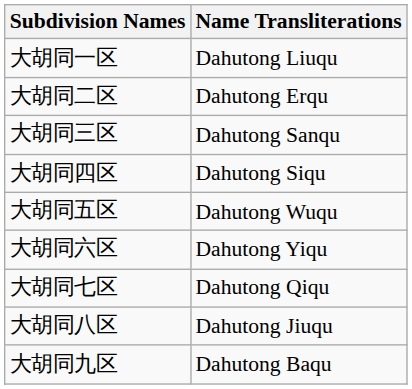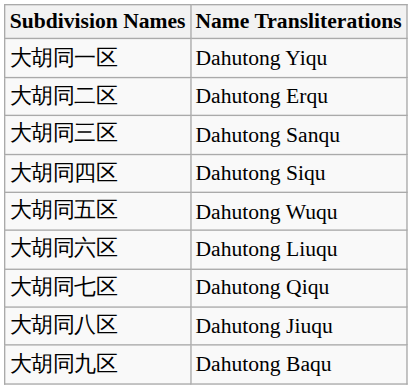(267, 57) Dahutong Liuqu -> (261, 57) Dahutong Yiqu
(261, 249) Dahutong Yiqu -> (267, 249) Dahutong Liuqu
